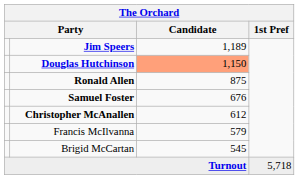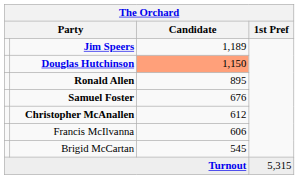(238, 81) 875 -> (238, 81) 895
(238, 132) 579 -> (238, 132) 606
(279, 166) 5,718 -> (279, 166) 5,315
